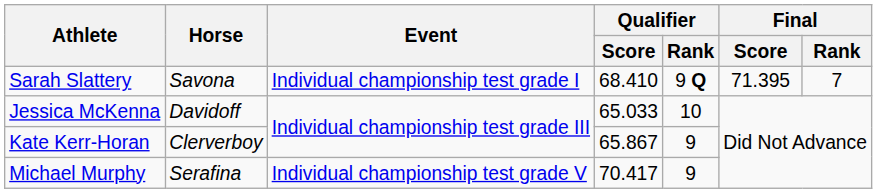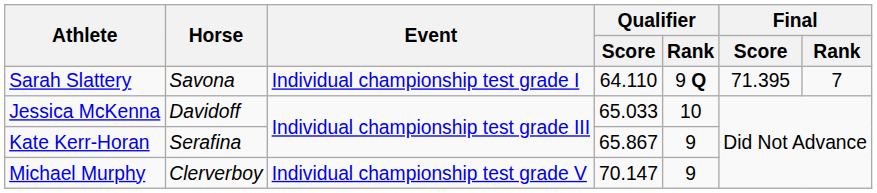(629, 81) 68.410 -> (629, 81) 64.110
(216, 142) Clerverboy -> (205, 142) Serafina
(205, 173) Serafina -> (216, 173) Clerverboy
(629, 173) 70.417 -> (629, 173) 70.147
